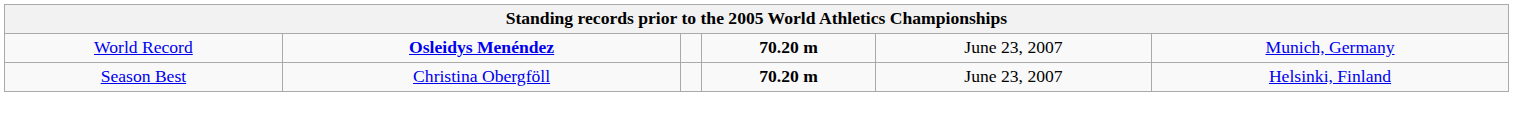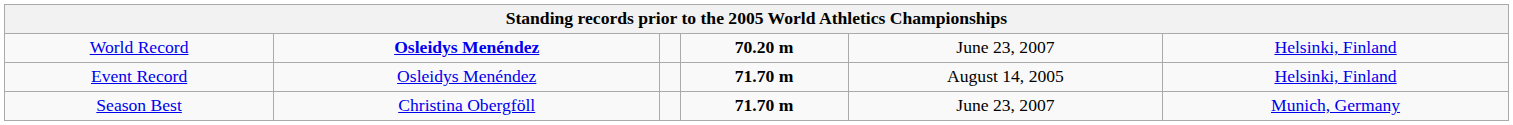(1330, 47) Munich, Germany -> (1336, 47) Helsinki, Finland
+ row: (139, 76)
(788, 76) 70.20 m -> (764, 105) 71.70 m
(1330, 76) Helsinki, Finland -> (1336, 105) Munich, Germany
